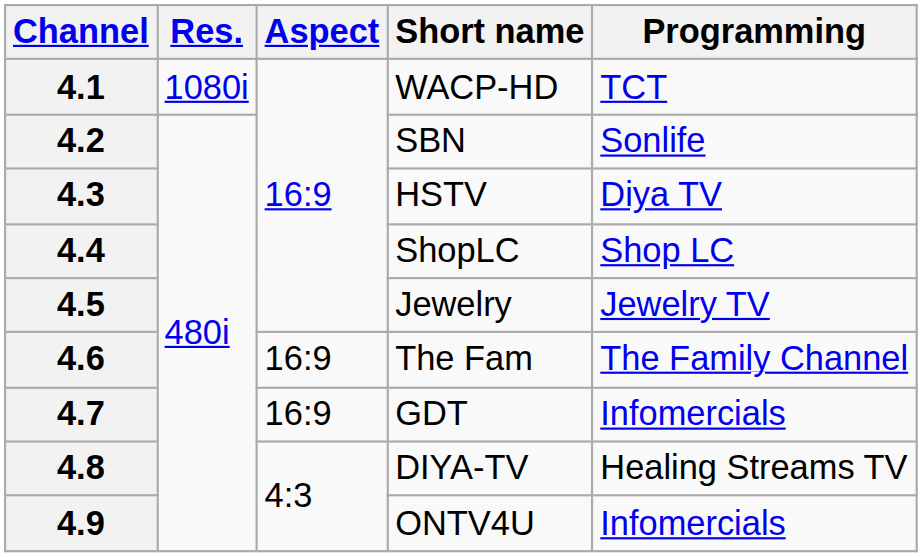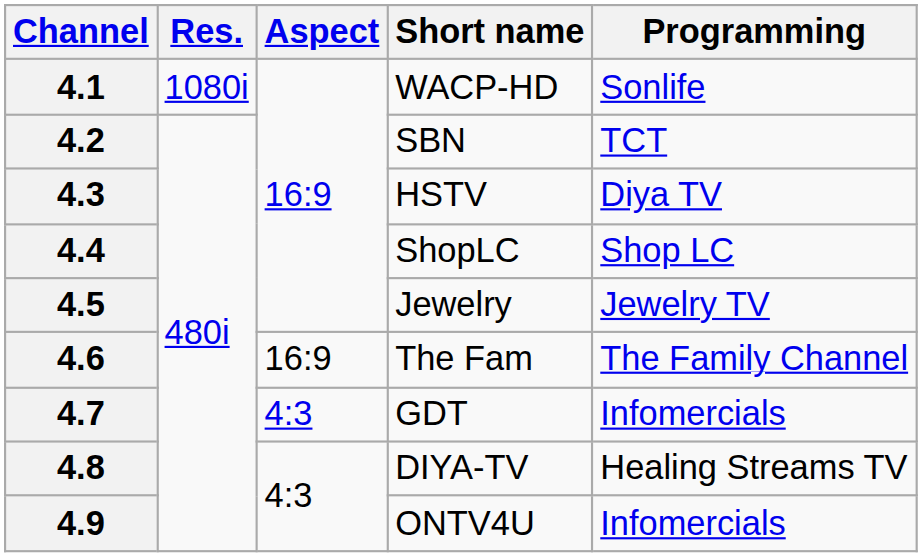(634, 86) TCT -> (653, 86) Sonlife
(653, 140) Sonlife -> (634, 140) TCT
(298, 413) 16:9 -> (289, 413) 4:3
